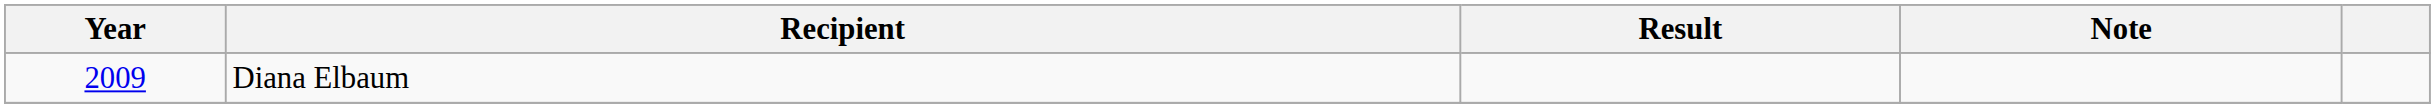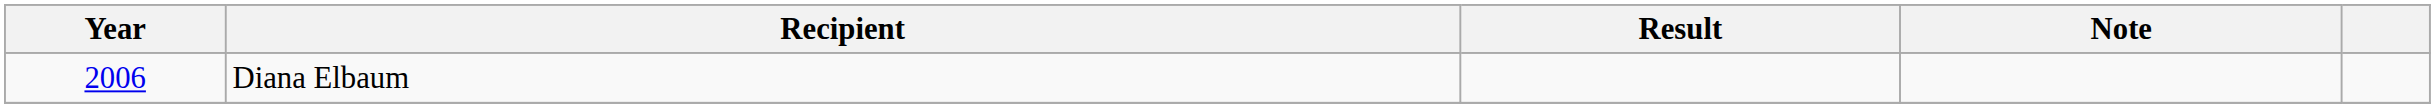(115, 77) 2009 -> (115, 77) 2006
